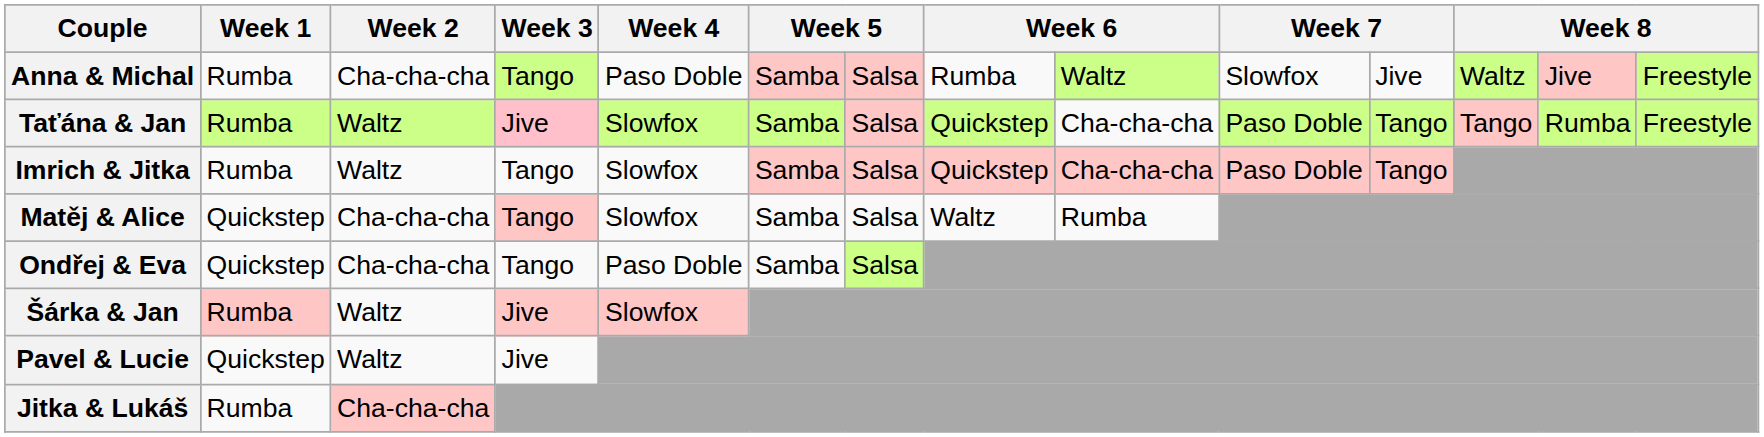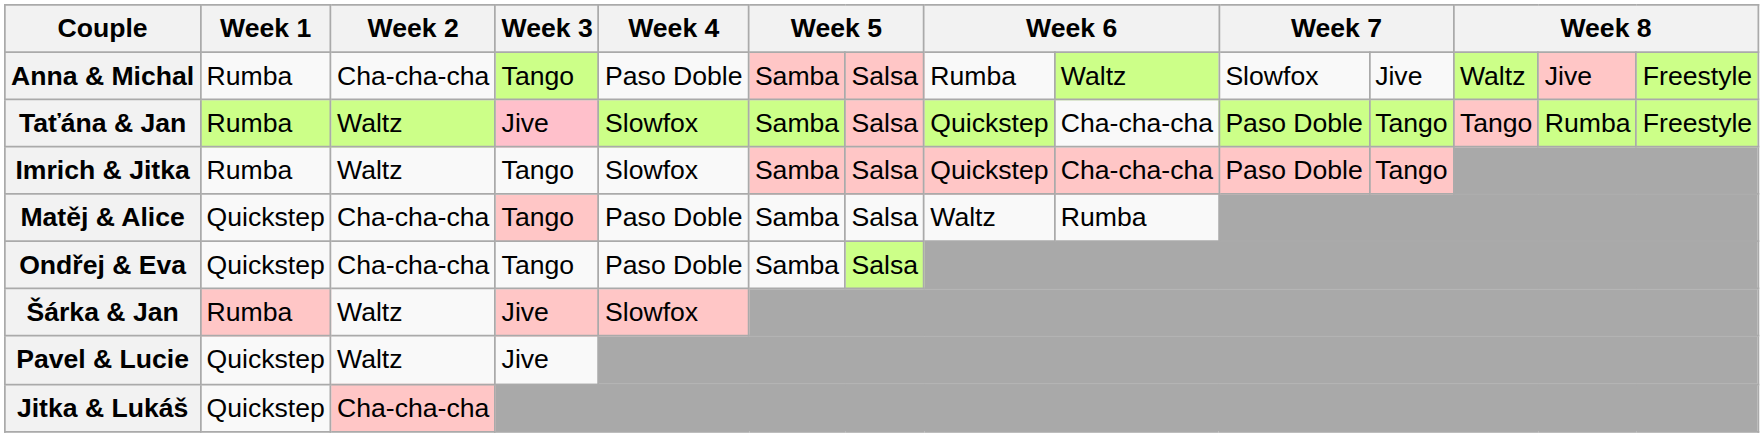(652, 217) Slowfox -> (674, 217) Paso Doble
(249, 407) Rumba -> (266, 407) Quickstep
